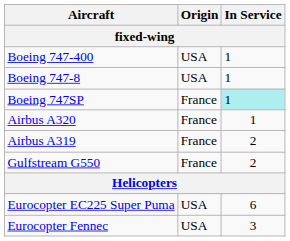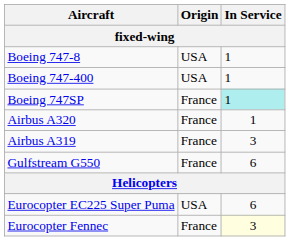rows swapped: (44, 78) <-> (50, 57)
(253, 141) 2 -> (253, 141) 3
(253, 162) 2 -> (253, 162) 6
(194, 225) USA -> (199, 225) France
(253, 225) no background -> (253, 225) lightyellow background
